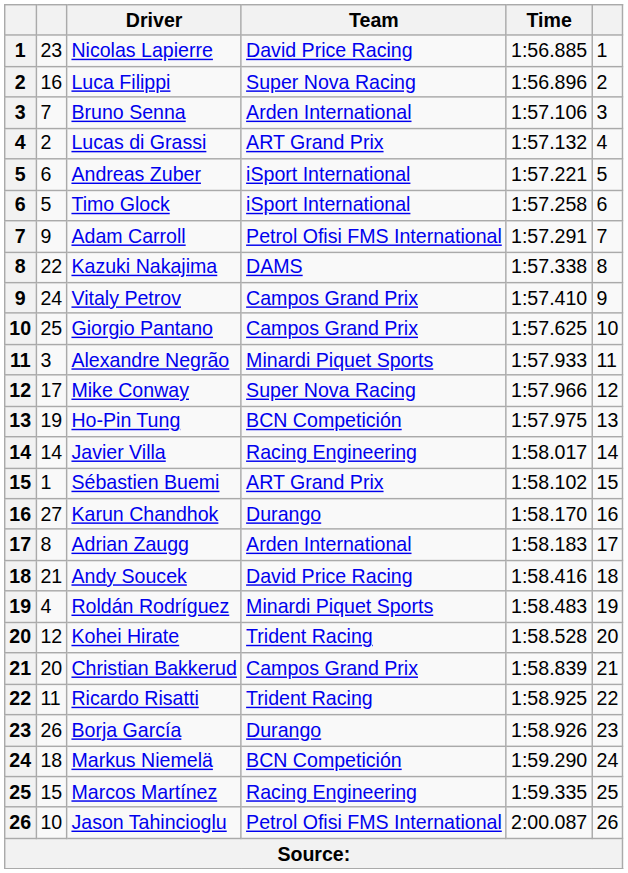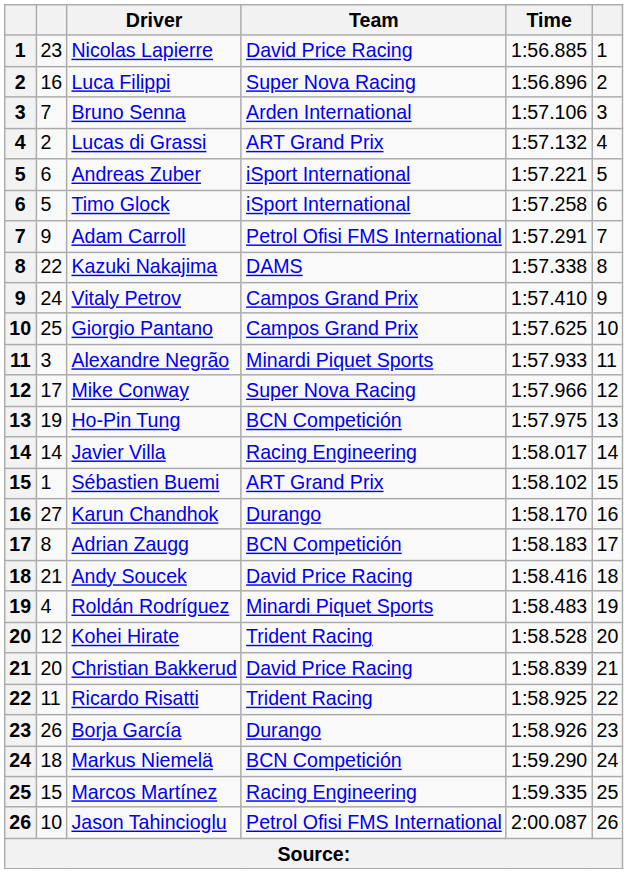(329, 545) Arden International -> (324, 545) BCN Competición
(332, 668) Campos Grand Prix -> (329, 668) David Price Racing
